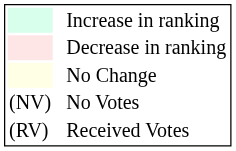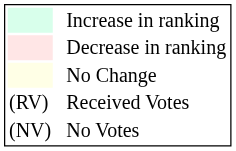rows swapped: (128, 130) <-> (103, 102)
